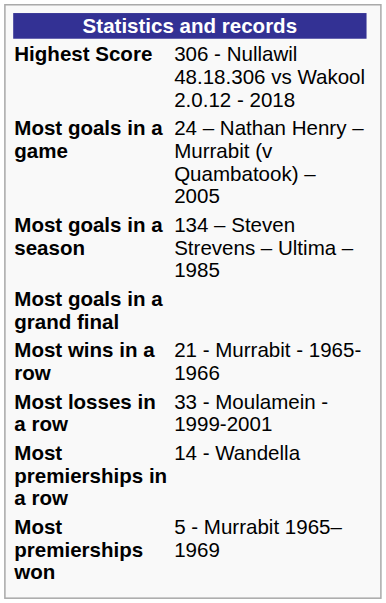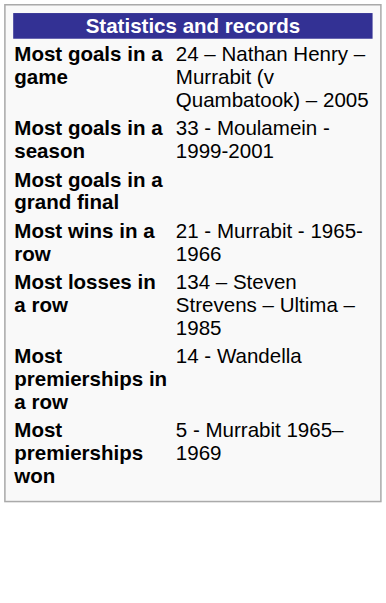- row: (83, 54)
(264, 247) 134 – Steven Strevens – Ultima – 1985 -> (253, 139) 33 - Moulamein - 1999-2001
(251, 413) 33 - Moulamein - 1999-2001 -> (265, 305) 134 – Steven Strevens – Ultima – 1985
